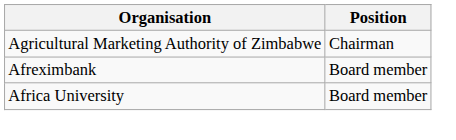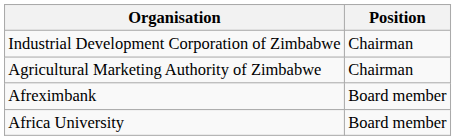+ row: (174, 43)
